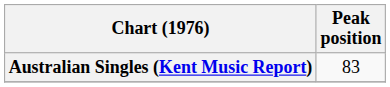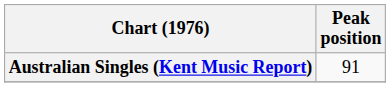(351, 67) 83 -> (351, 67) 91
